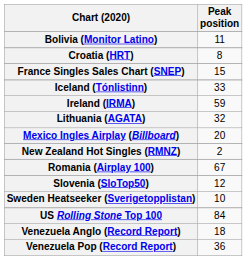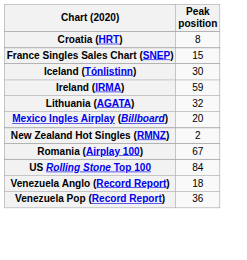- row: (101, 39)
(220, 87) 33 -> (198, 71) 30
- row: (101, 183)
- row: (101, 199)
